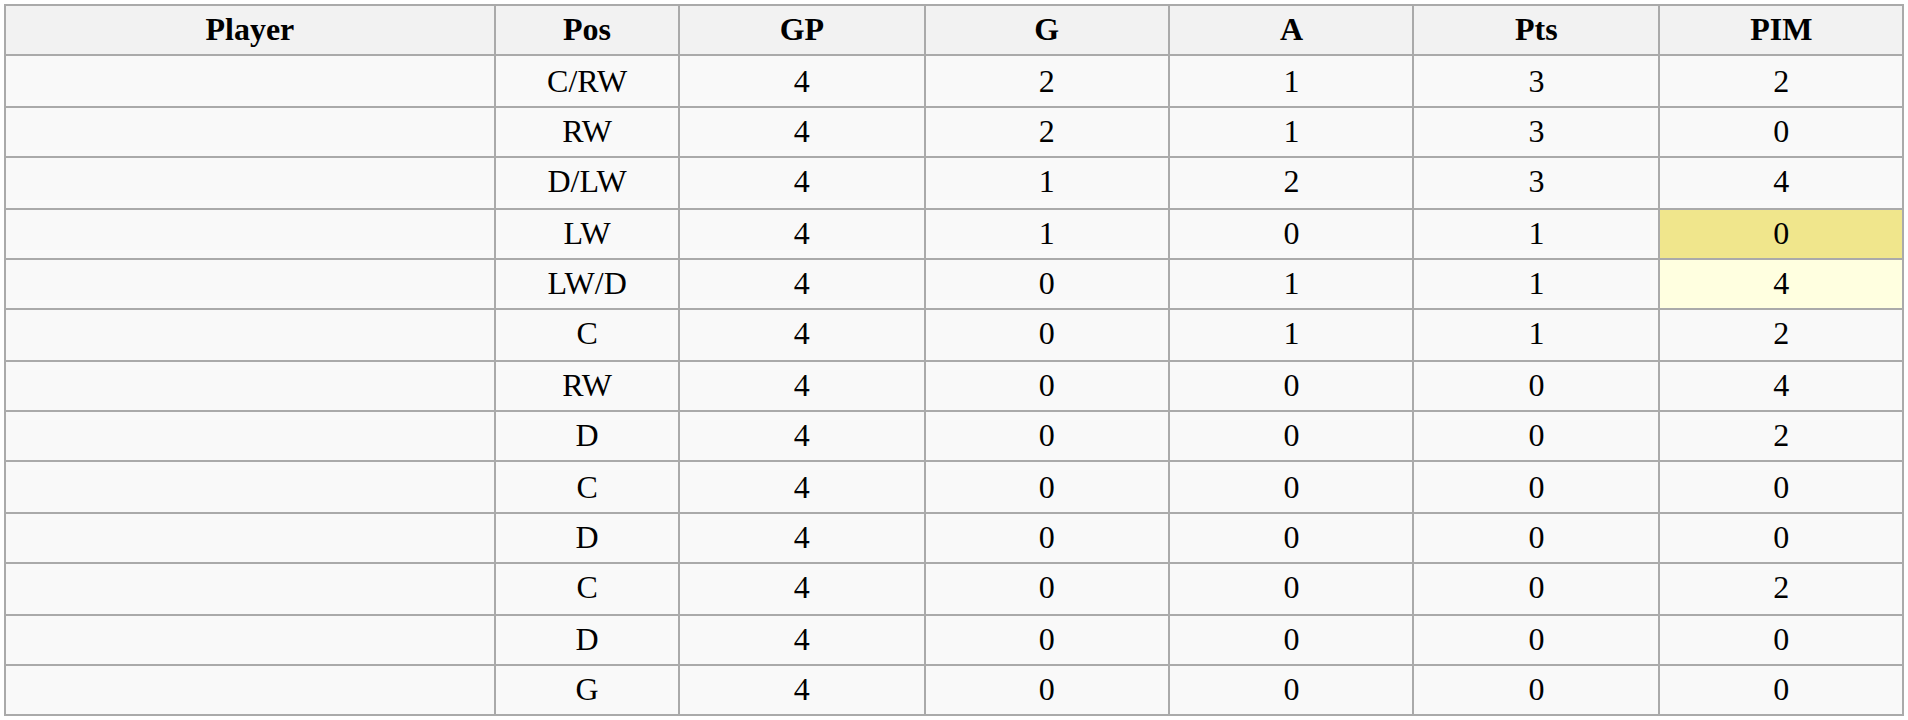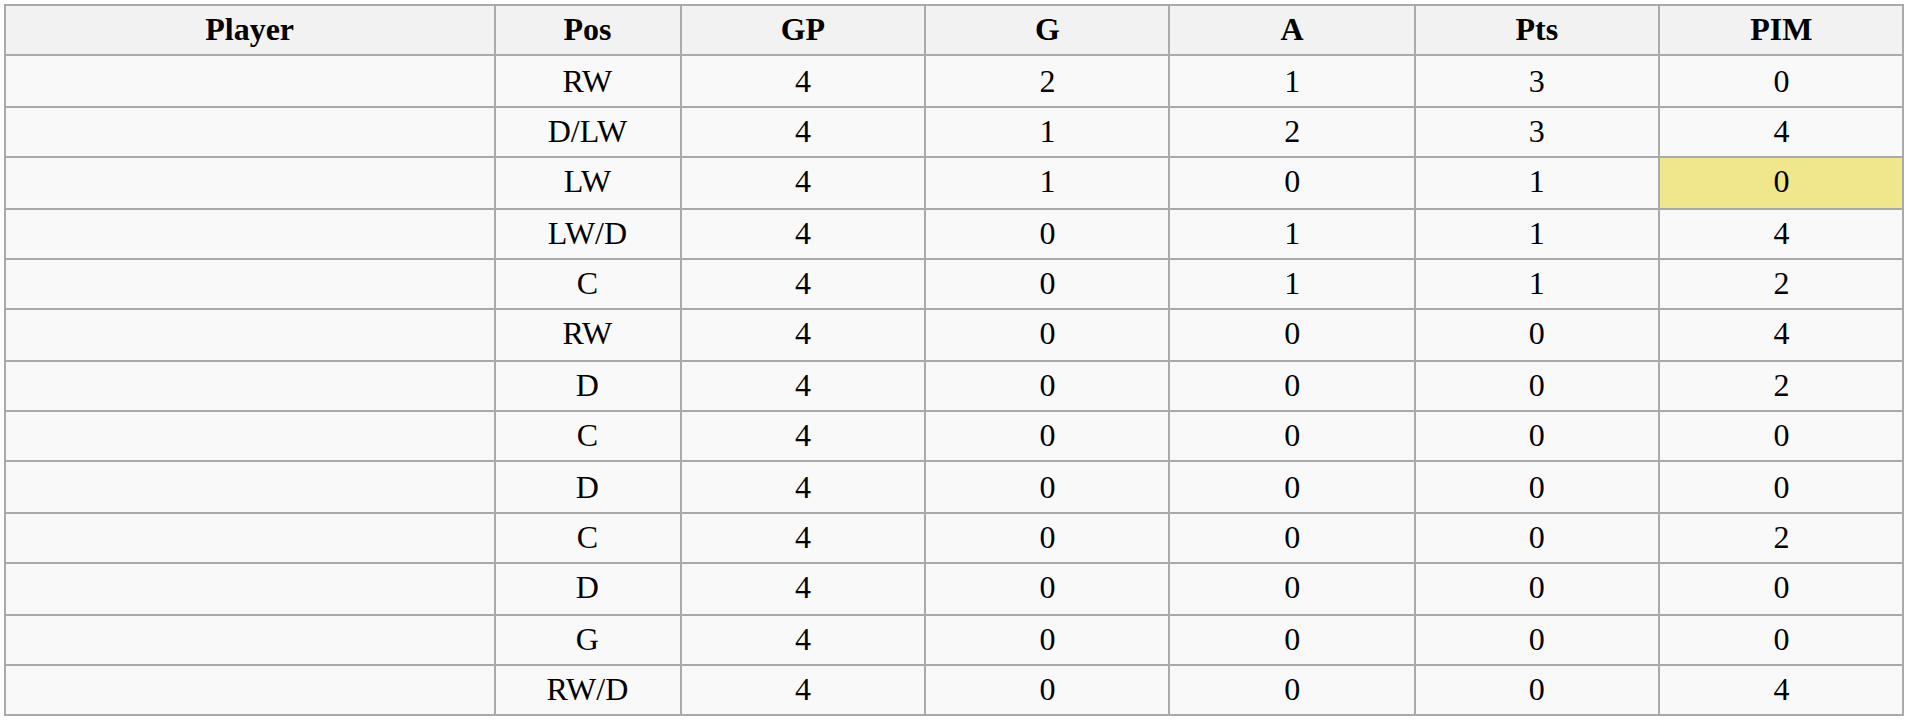- row: (587, 80)
(1781, 283) lightyellow background -> (1781, 232) no background
+ row: (587, 689)
